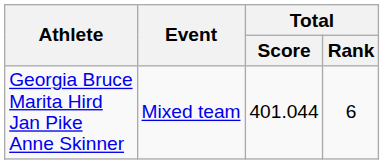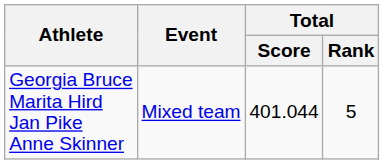(351, 113) 6 -> (351, 113) 5
